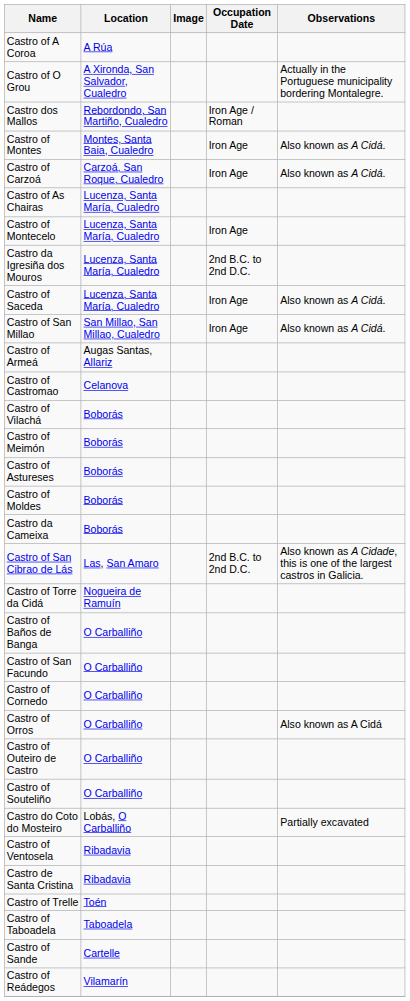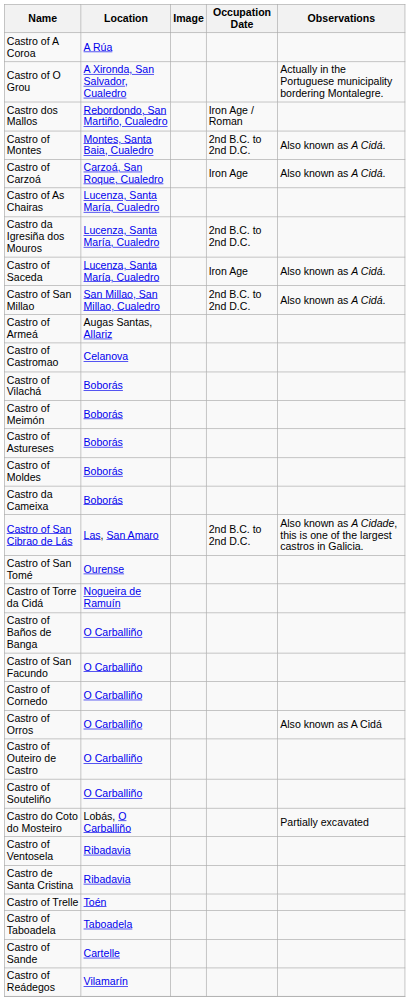(228, 145) Iron Age -> (235, 145) 2nd B.C. to 2nd D.C.
- row: (31, 231)
(228, 328) Iron Age -> (235, 300) 2nd B.C. to 2nd D.C.
+ row: (39, 569)
